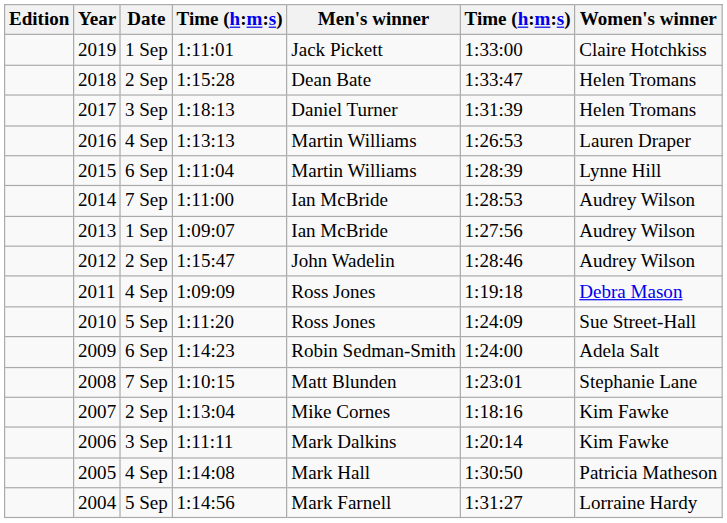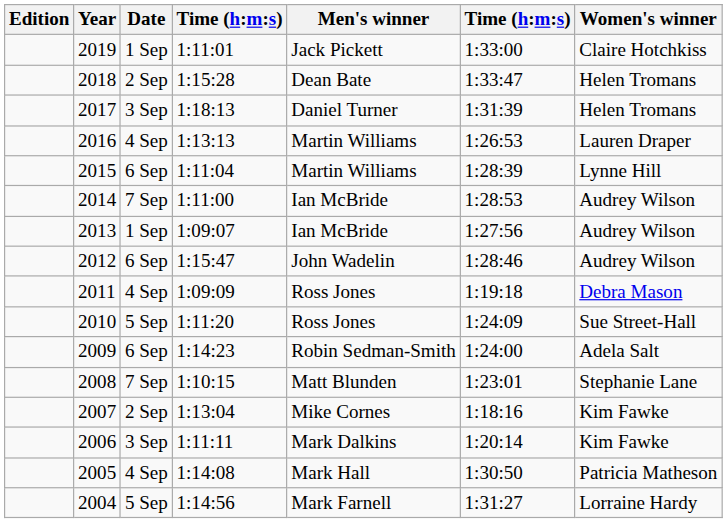(146, 261) 2 Sep -> (146, 261) 6 Sep
